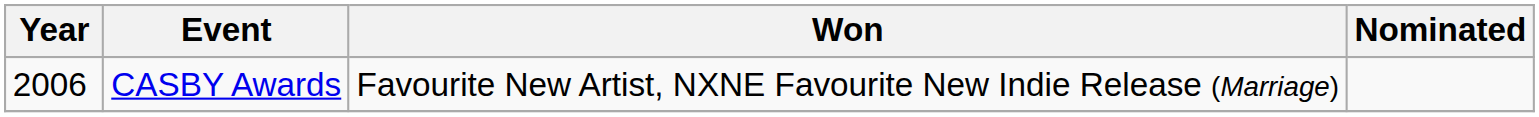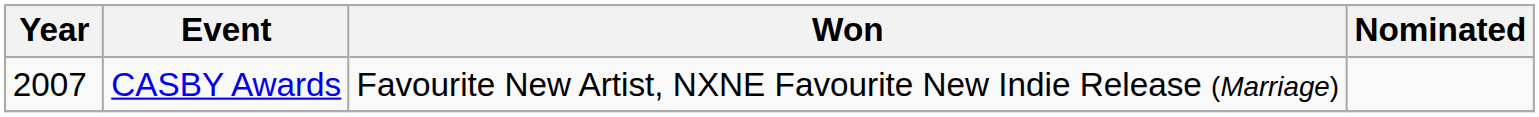(50, 83) 2006 -> (50, 83) 2007
